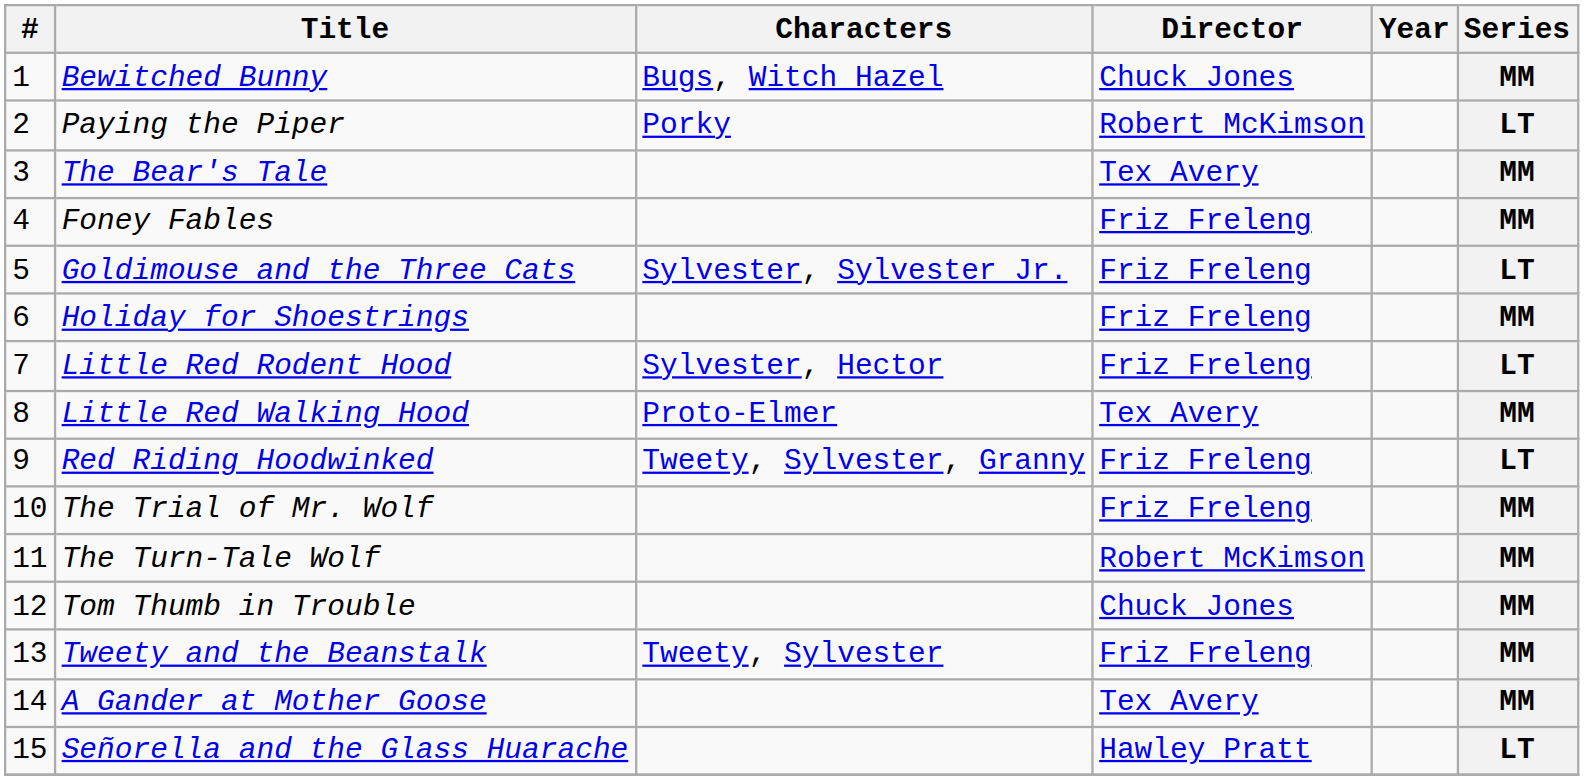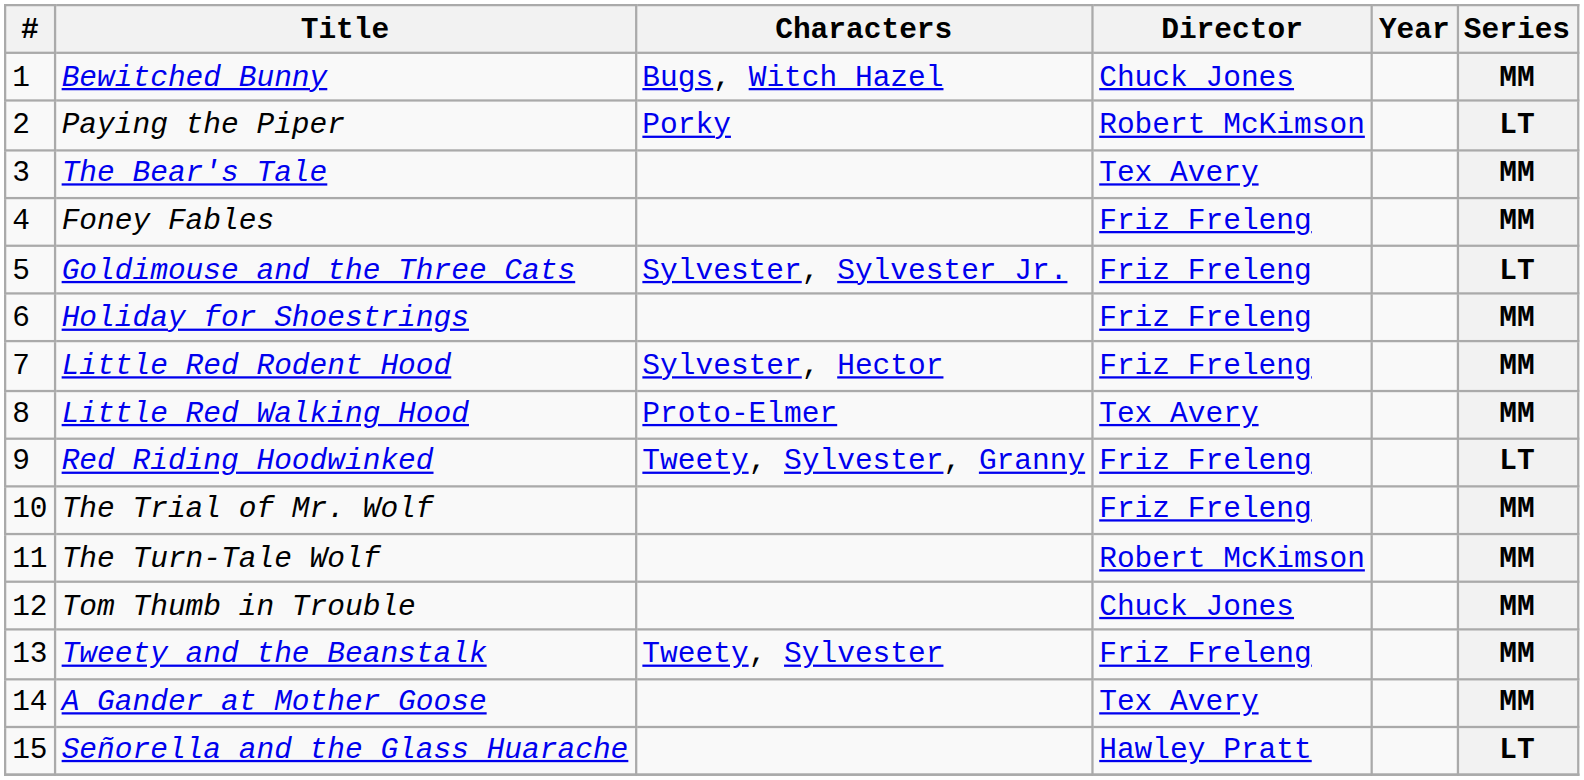(1517, 366) LT -> (1517, 366) MM
